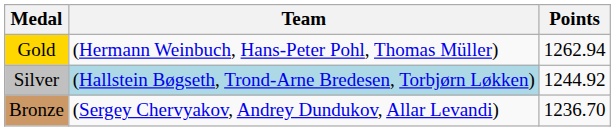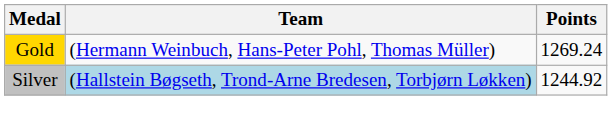(575, 49) 1262.94 -> (571, 49) 1269.24
- row: (36, 110)
